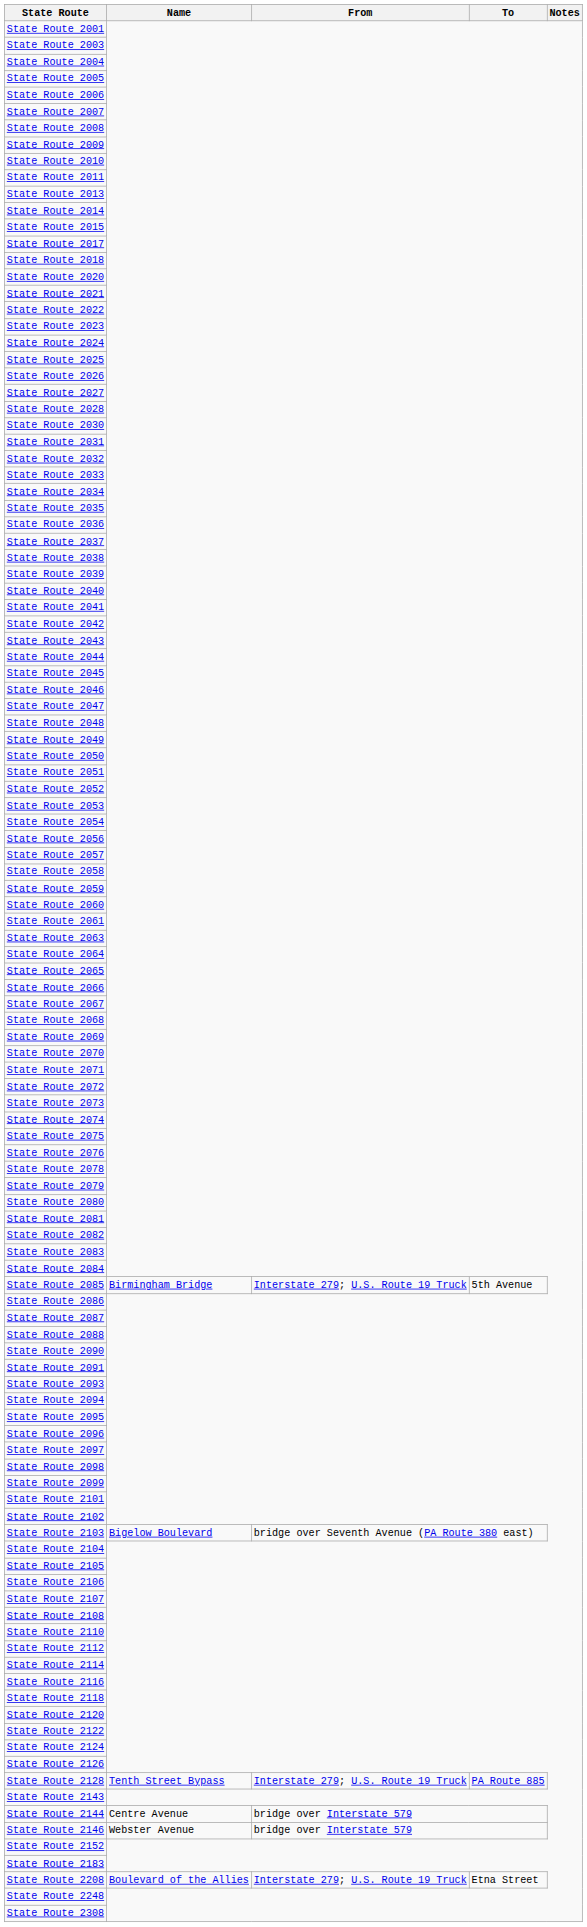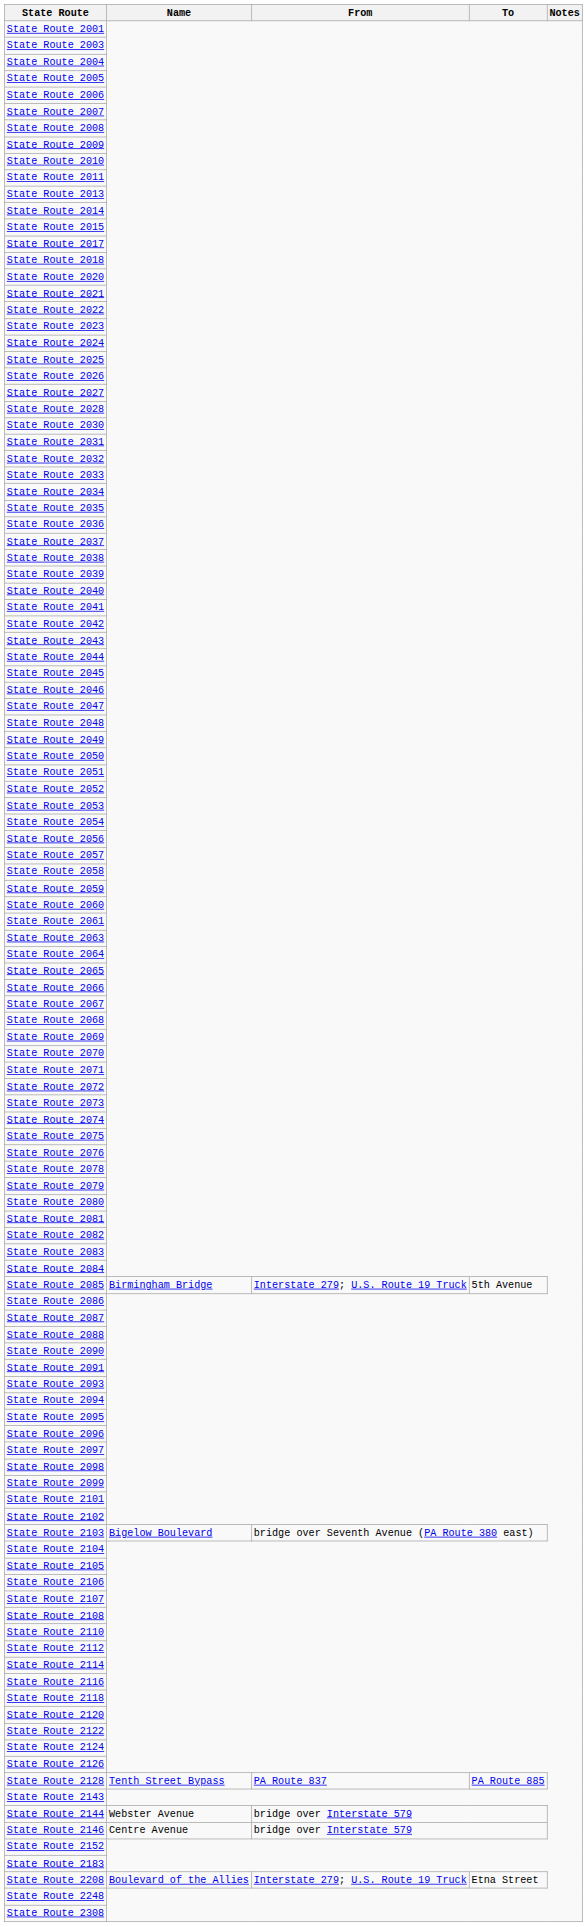(360, 1781) Interstate 279; U.S. Route 19 Truck -> (290, 1781) PA Route 837
(149, 1814) Centre Avenue -> (152, 1814) Webster Avenue
(152, 1831) Webster Avenue -> (149, 1831) Centre Avenue
